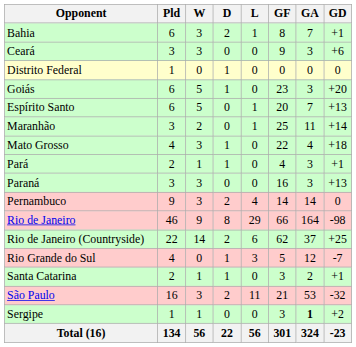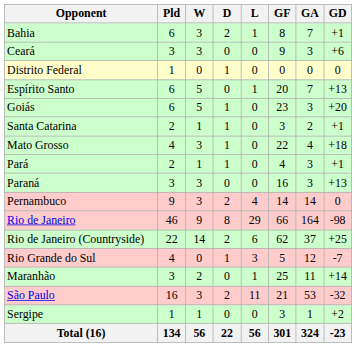rows swapped: (41, 107) <-> (21, 88)
rows swapped: (31, 126) <-> (42, 276)
(310, 314) bold -> (310, 314) normal
